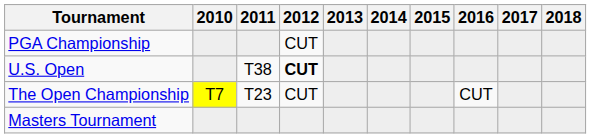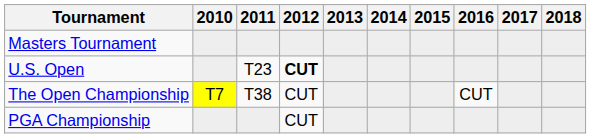rows swapped: (82, 121) <-> (79, 43)
(258, 69) T38 -> (258, 69) T23
(258, 95) T23 -> (258, 95) T38
